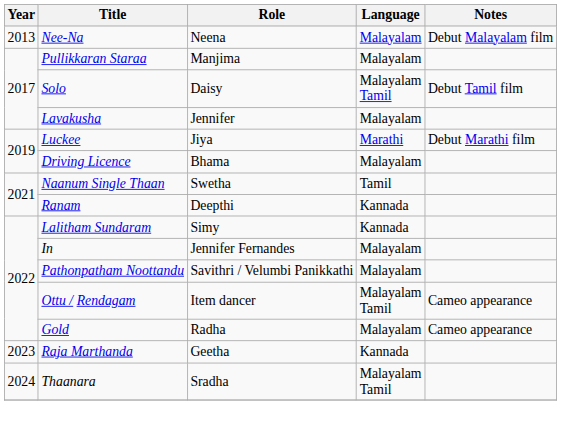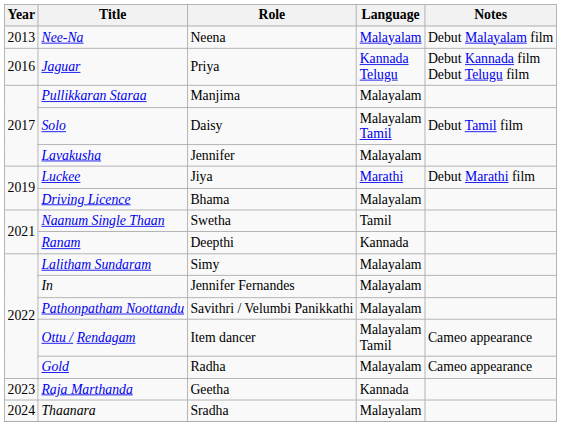+ row: (61, 66)
(384, 227) Kannada -> (391, 264) Malayalam
(391, 381) Malayalam Tamil -> (391, 411) Malayalam
